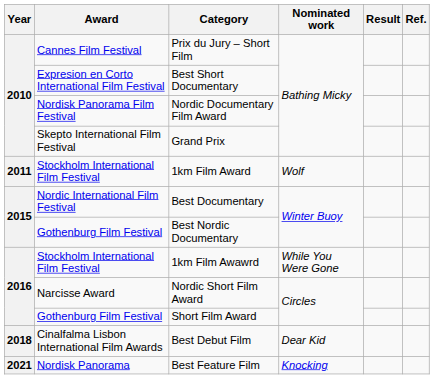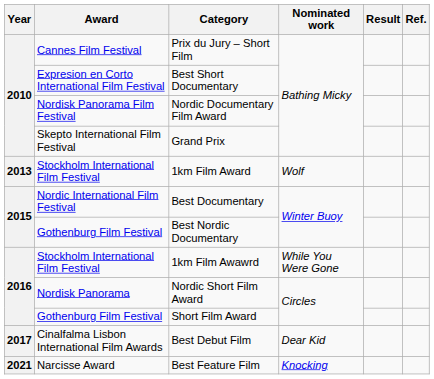(19, 171) 2011 -> (19, 171) 2013
(76, 292) Narcisse Award -> (83, 292) Nordisk Panorama
(19, 341) 2018 -> (19, 341) 2017
(83, 365) Nordisk Panorama -> (76, 365) Narcisse Award
